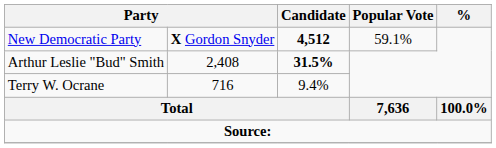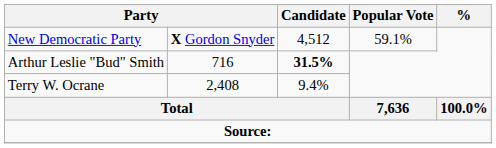(313, 39) bold -> (313, 39) normal
(223, 62) 2,408 -> (223, 62) 716
(223, 85) 716 -> (223, 85) 2,408
